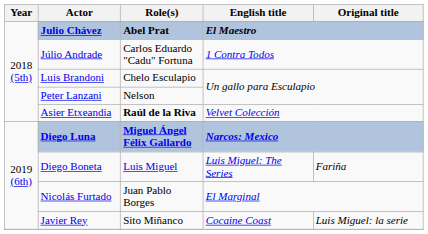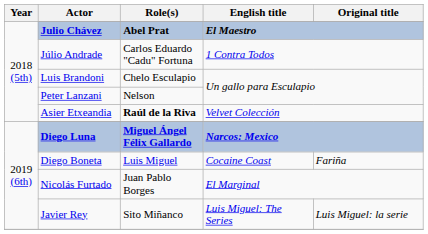(244, 166) Luis Miguel: The Series -> (238, 160) Cocaine Coast
(238, 220) Cocaine Coast -> (244, 214) Luis Miguel: The Series
